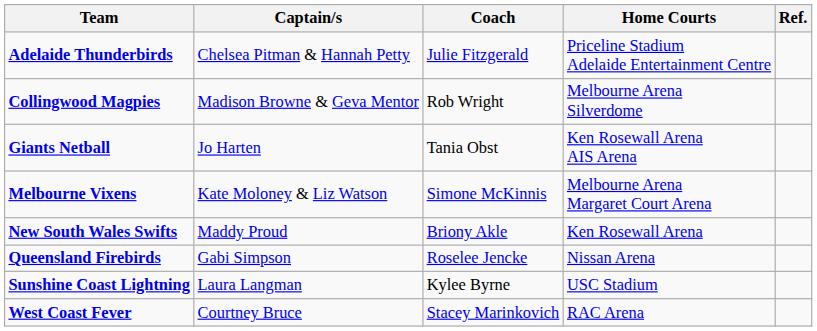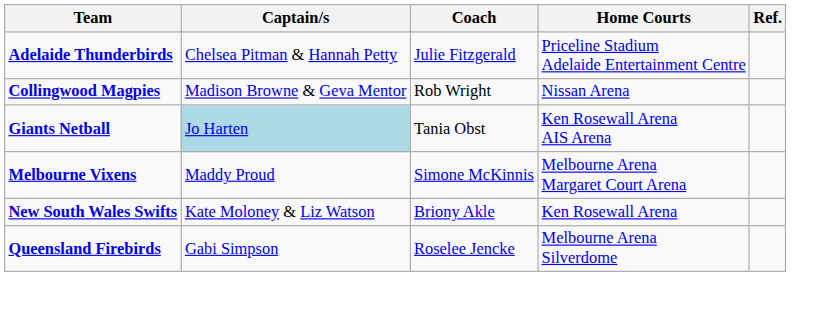(625, 101) Melbourne Arena Silverdome -> (586, 91) Nissan Arena
(229, 148) no background -> (217, 128) lightblue background
(292, 194) Kate Moloney & Liz Watson -> (230, 175) Maddy Proud
(242, 231) Maddy Proud -> (280, 211) Kate Moloney & Liz Watson
(611, 258) Nissan Arena -> (599, 248) Melbourne Arena Silverdome
- row: (99, 285)
- row: (70, 312)
